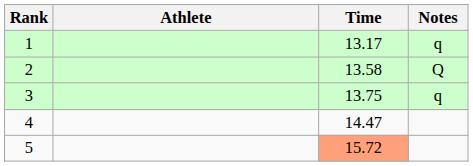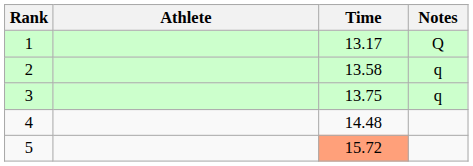(438, 43) q -> (438, 43) Q
(438, 69) Q -> (438, 69) q
(363, 122) 14.47 -> (363, 122) 14.48
